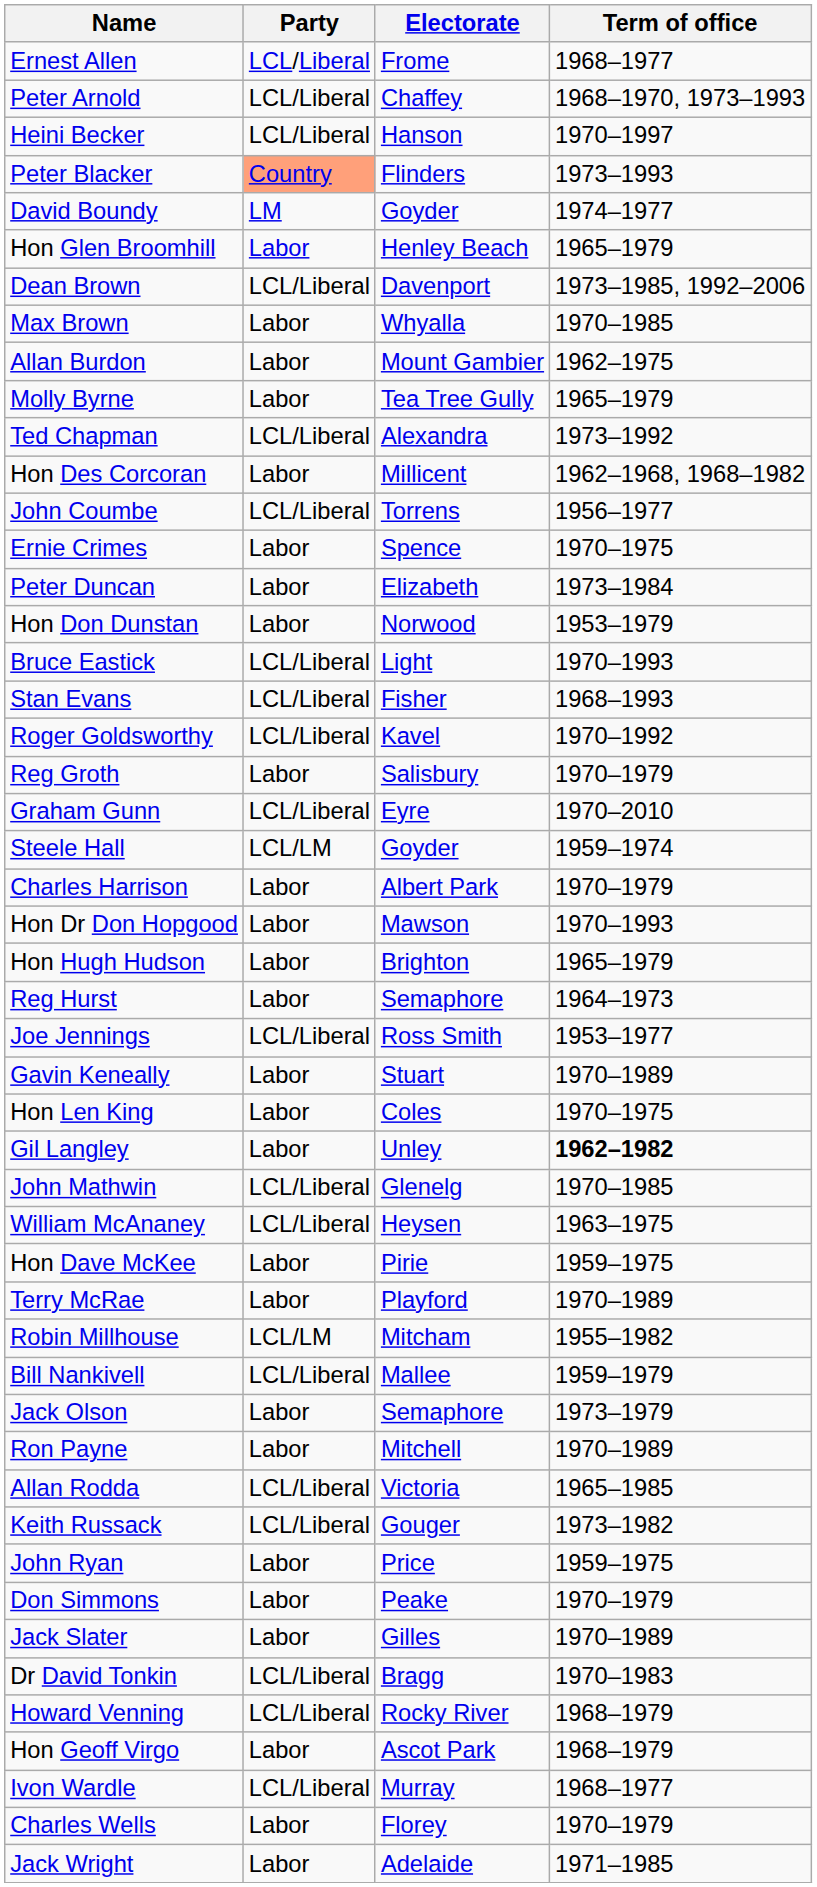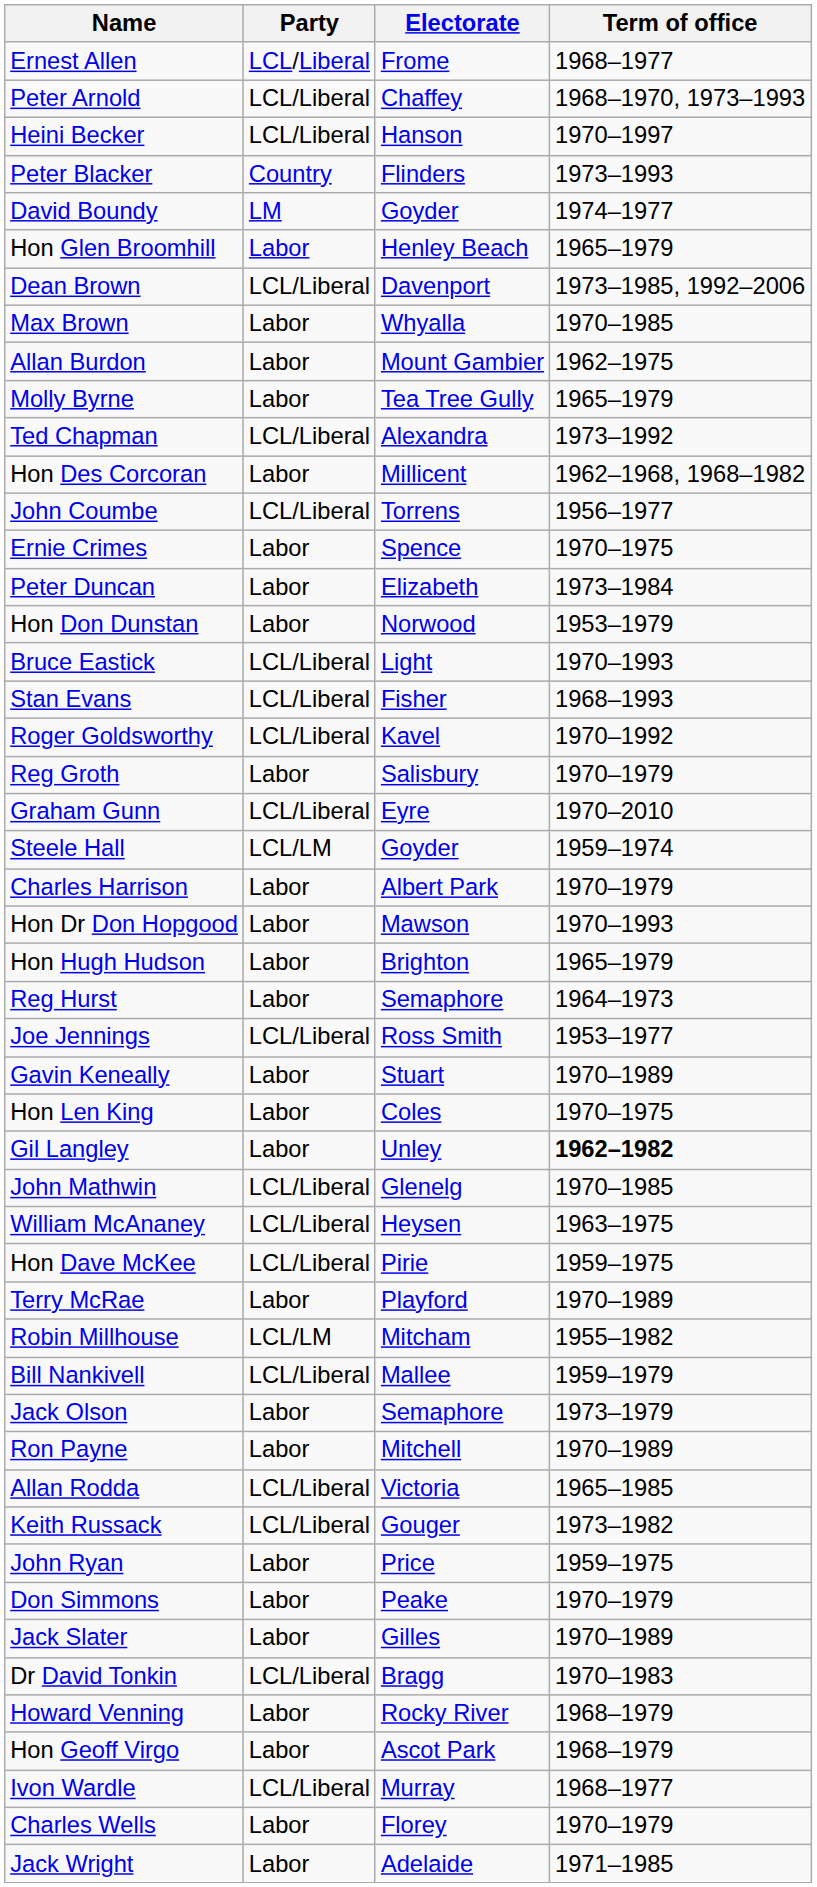(290, 173) lightsalmon background -> (290, 173) no background
(279, 1262) Labor -> (309, 1262) LCL/Liberal
(309, 1713) LCL/Liberal -> (279, 1713) Labor
